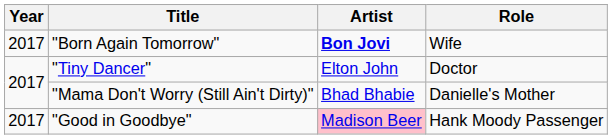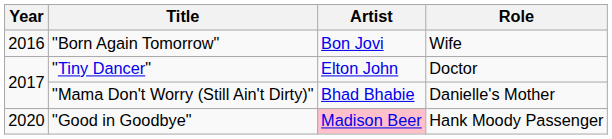(26, 43) 2017 -> (26, 43) 2016
(356, 43) bold -> (352, 43) normal
(26, 120) 2017 -> (26, 120) 2020
